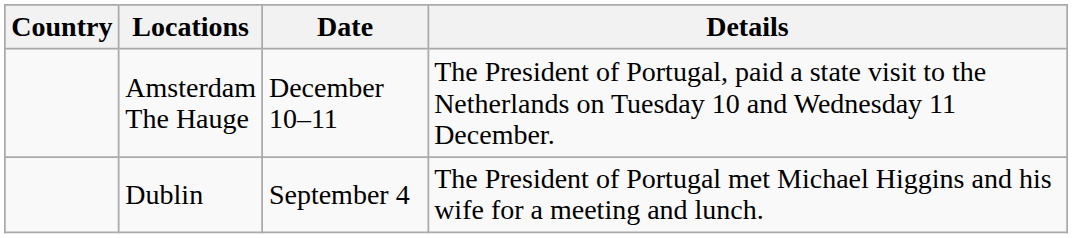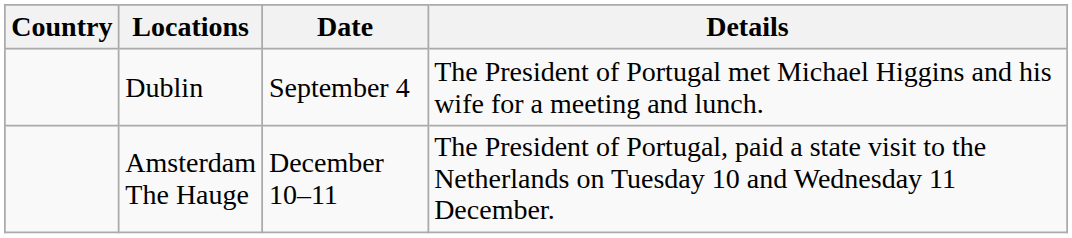rows swapped: (164, 194) <-> (191, 102)
